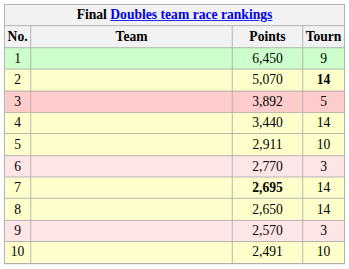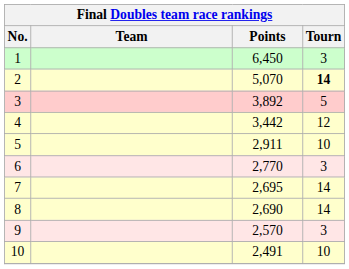(324, 58) 9 -> (324, 58) 3
(268, 123) 3,440 -> (268, 123) 3,442
(324, 123) 14 -> (324, 123) 12
(268, 187) bold -> (268, 187) normal
(268, 209) 2,650 -> (268, 209) 2,690
